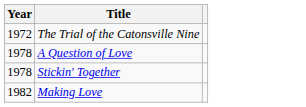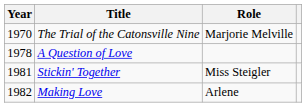+ column: (249, 14)
(20, 33) 1972 -> (20, 33) 1970
(20, 72) 1978 -> (20, 72) 1981
